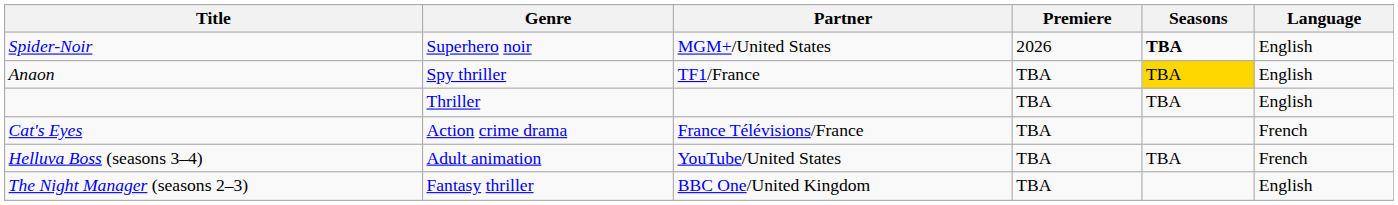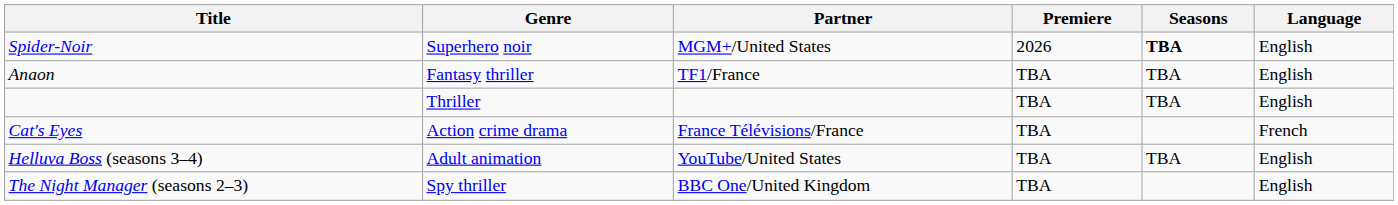(466, 74) Spy thriller -> (480, 74) Fantasy thriller
(1164, 74) gold background -> (1164, 74) no background
(1283, 158) French -> (1286, 158) English
(480, 185) Fantasy thriller -> (466, 185) Spy thriller
